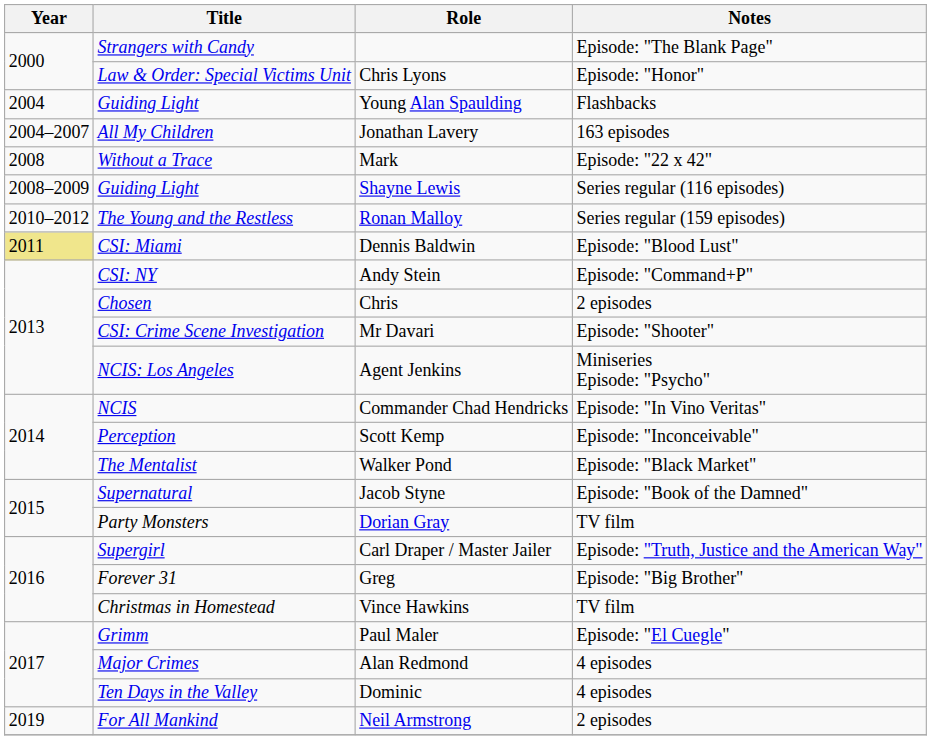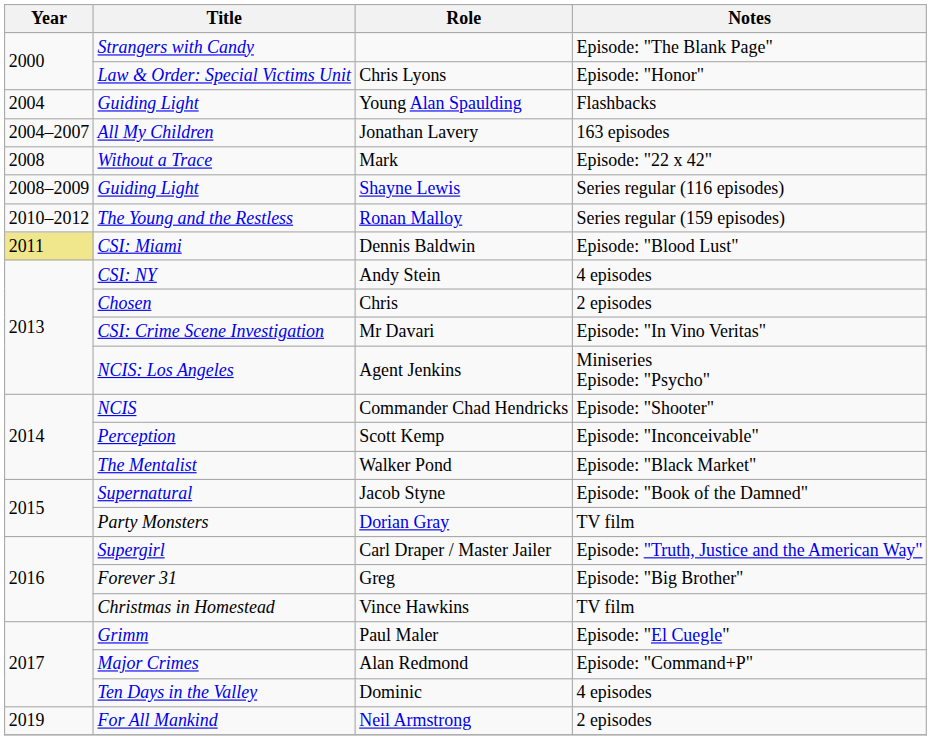(665, 274) Episode: "Command+P" -> (614, 274) 4 episodes
(645, 331) Episode: "Shooter" -> (671, 331) Episode: "In Vino Veritas"
(671, 408) Episode: "In Vino Veritas" -> (645, 408) Episode: "Shooter"
(614, 664) 4 episodes -> (665, 664) Episode: "Command+P"
